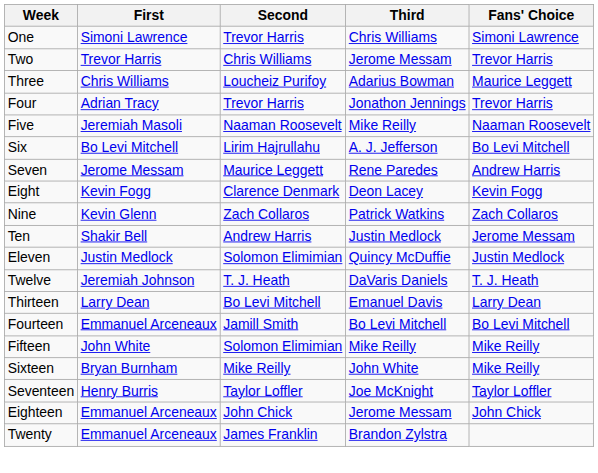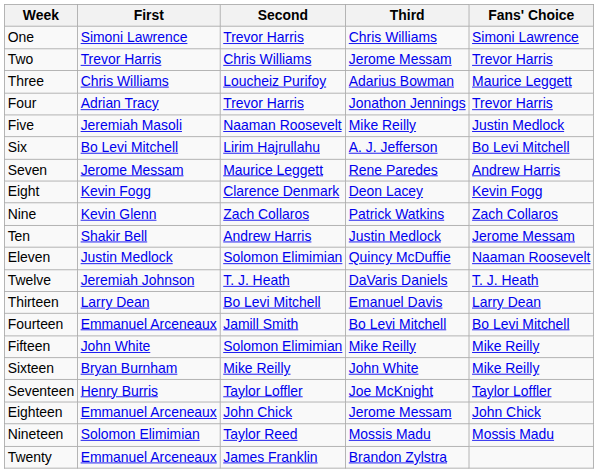(531, 125) Naaman Roosevelt -> (518, 125) Justin Medlock
(518, 258) Justin Medlock -> (531, 258) Naaman Roosevelt
+ row: (36, 434)
